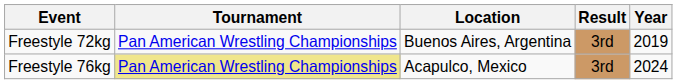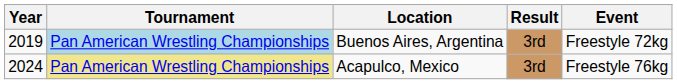columns swapped: (651, 17) <-> (59, 17)
(257, 42) no background -> (190, 42) lightblue background
